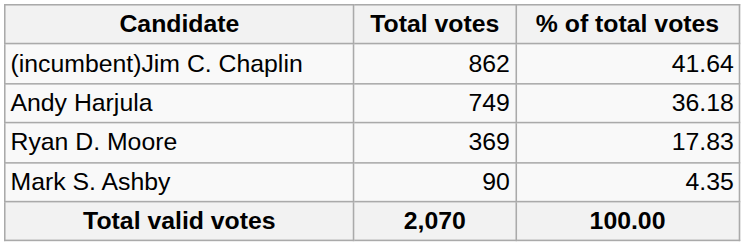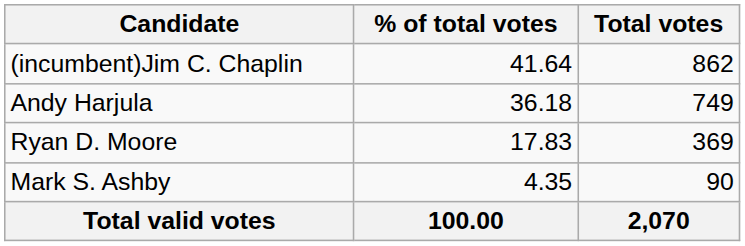columns swapped: (435, 24) <-> (627, 24)
